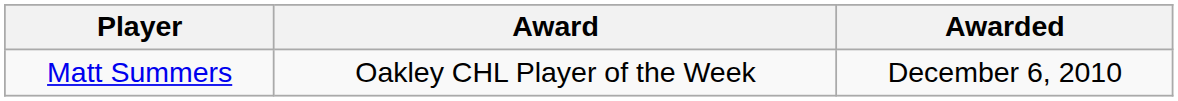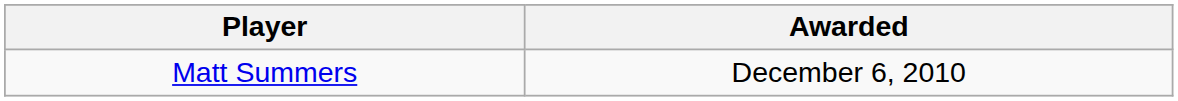- column: (556, 27)
